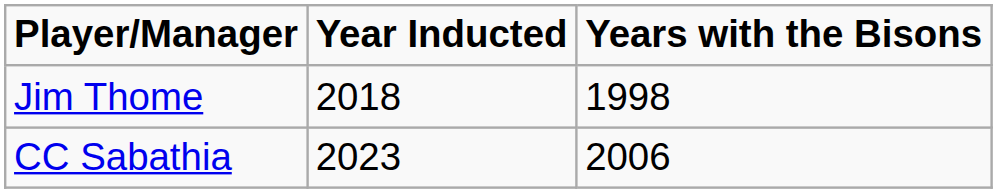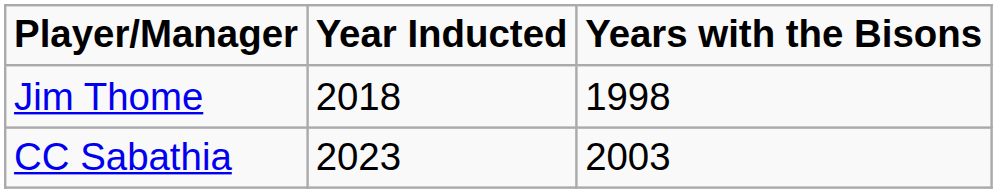(628, 156) 2006 -> (628, 156) 2003
